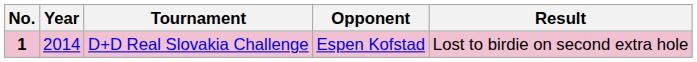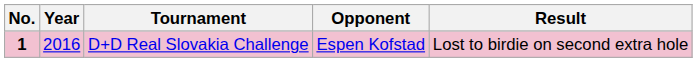(62, 44) 2014 -> (62, 44) 2016
